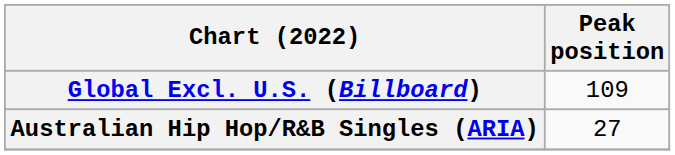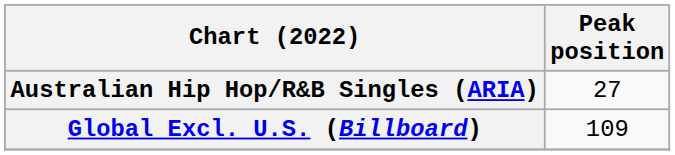rows swapped: (275, 129) <-> (275, 91)
